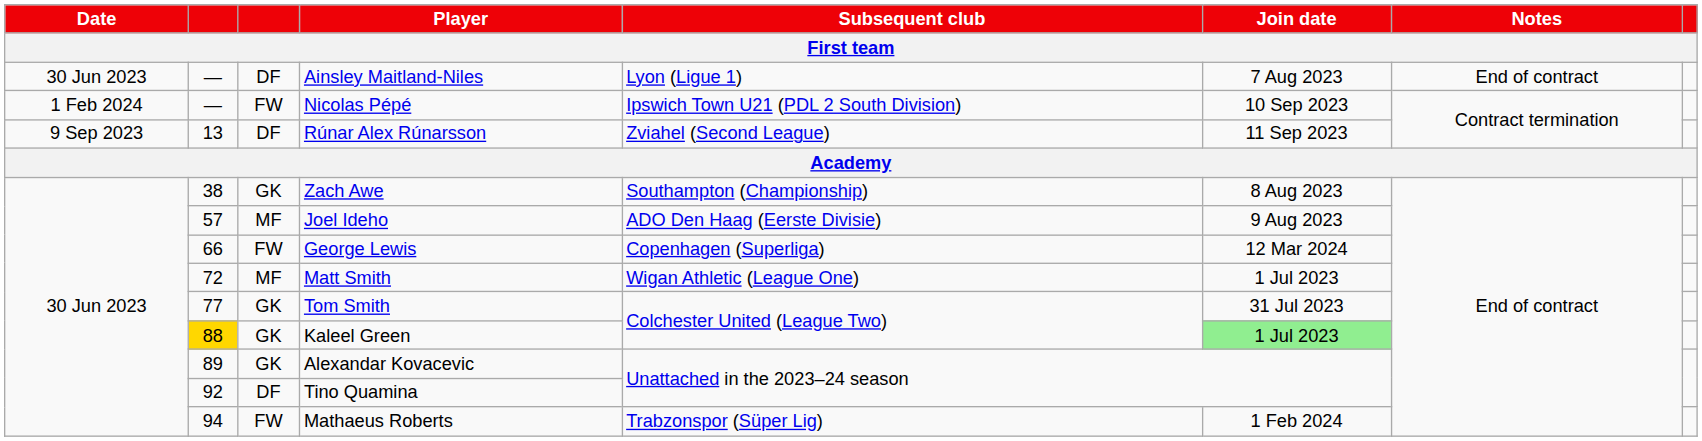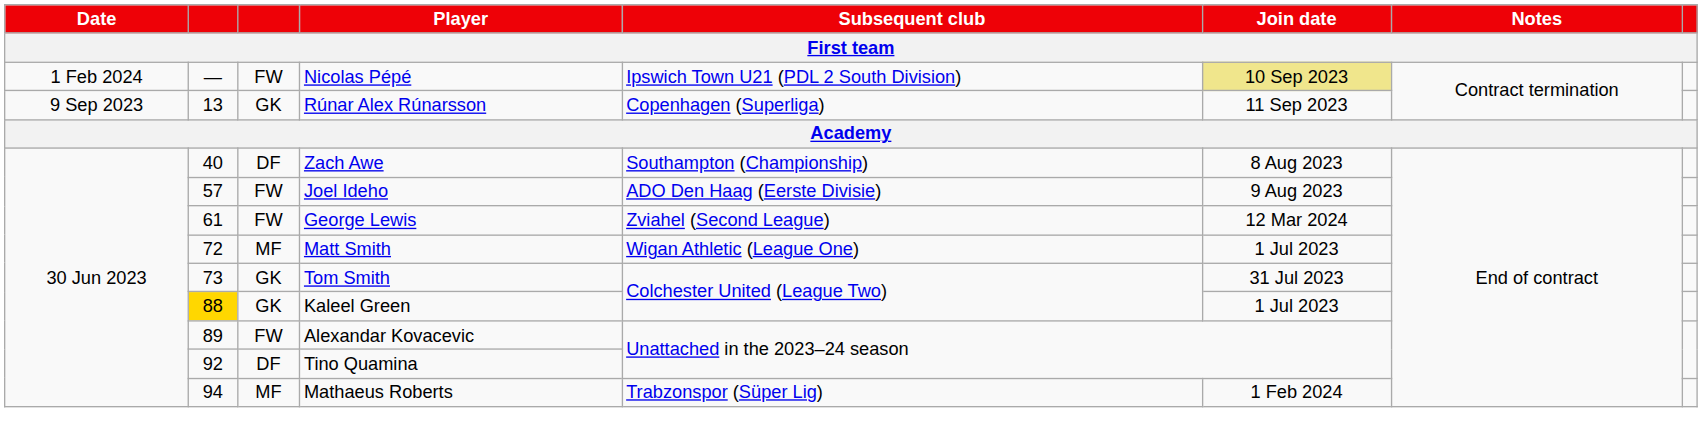- row: (394, 76)
(1297, 105) no background -> (1297, 76) khaki background
(268, 134) DF -> (268, 105) GK
(728, 134) Zviahel (Second League) -> (725, 105) Copenhagen (Superliga)
(213, 191) 38 -> (213, 162) 40
(268, 191) GK -> (268, 162) DF
(268, 220) MF -> (268, 191) FW
(213, 248) 66 -> (213, 220) 61
(725, 248) Copenhagen (Superliga) -> (728, 220) Zviahel (Second League)
(213, 306) 77 -> (213, 277) 73
(1297, 335) lightgreen background -> (1297, 306) no background
(268, 363) GK -> (268, 335) FW
(268, 421) FW -> (268, 392) MF
